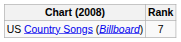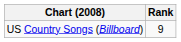(161, 29) 7 -> (161, 29) 9
